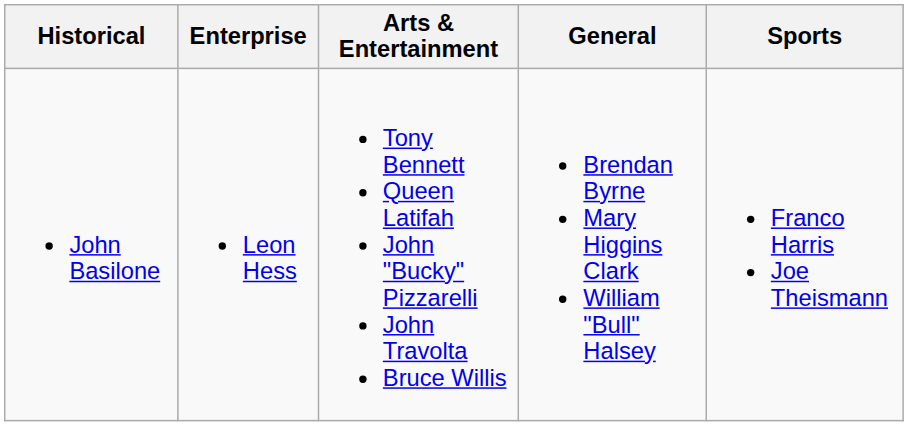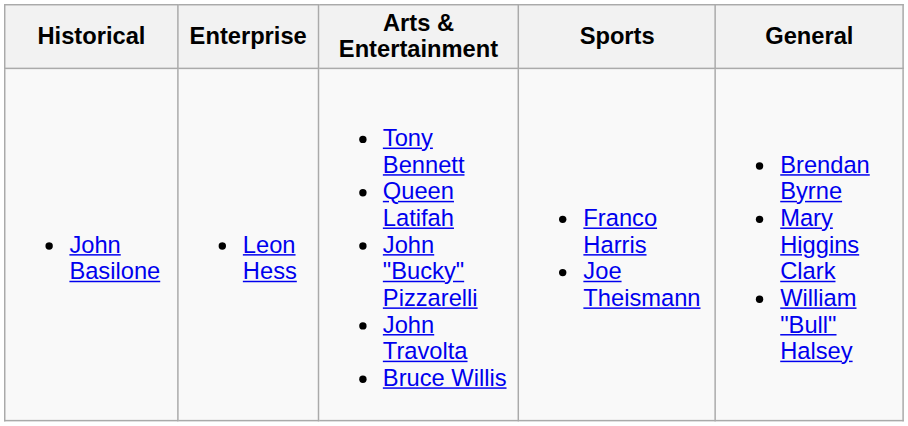columns swapped: (805, 36) <-> (612, 36)
